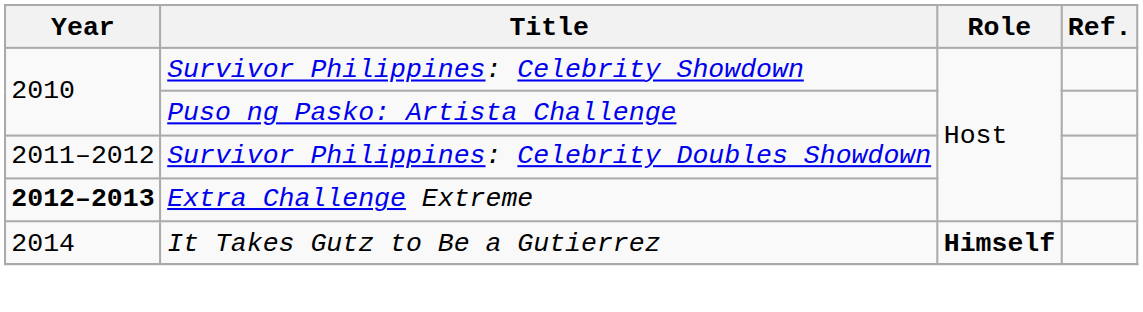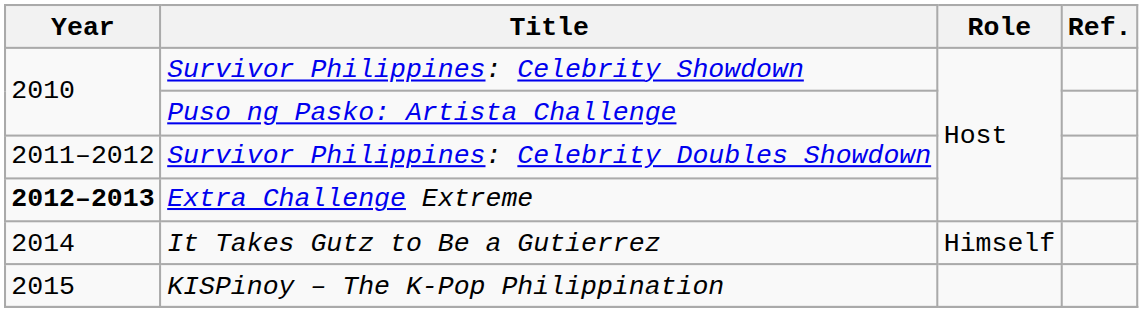(999, 243) bold -> (999, 243) normal
+ row: (446, 286)
